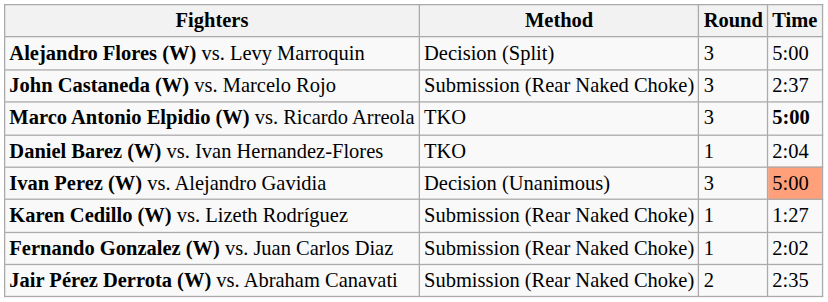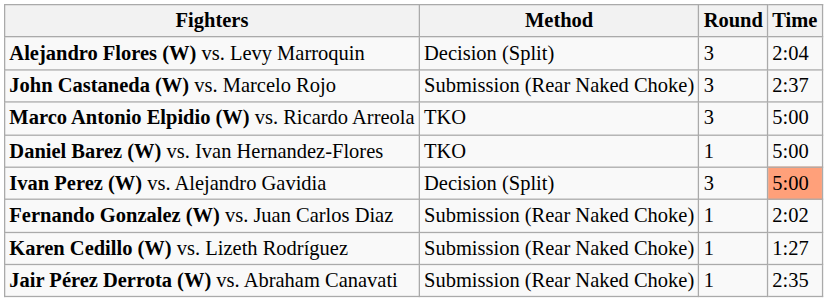(790, 53) 5:00 -> (790, 53) 2:04
(791, 118) bold -> (790, 118) normal
(790, 150) 2:04 -> (790, 150) 5:00
(517, 183) Decision (Unanimous) -> (489, 183) Decision (Split)
rows swapped: (179, 215) <-> (201, 248)
(709, 280) 2 -> (709, 280) 1
